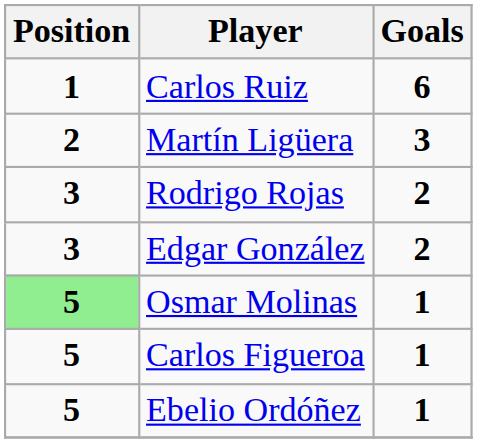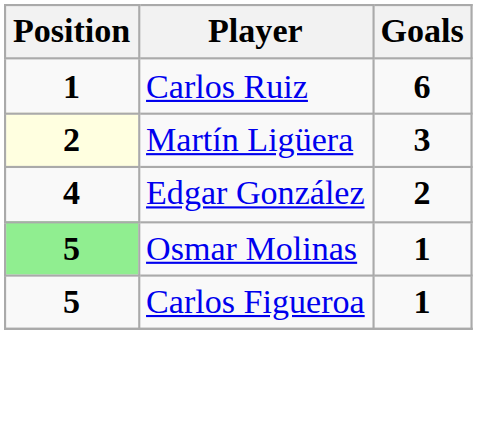(72, 139) no background -> (72, 139) lightyellow background
- row: (245, 193)
(72, 247) 3 -> (72, 193) 4
- row: (253, 409)
